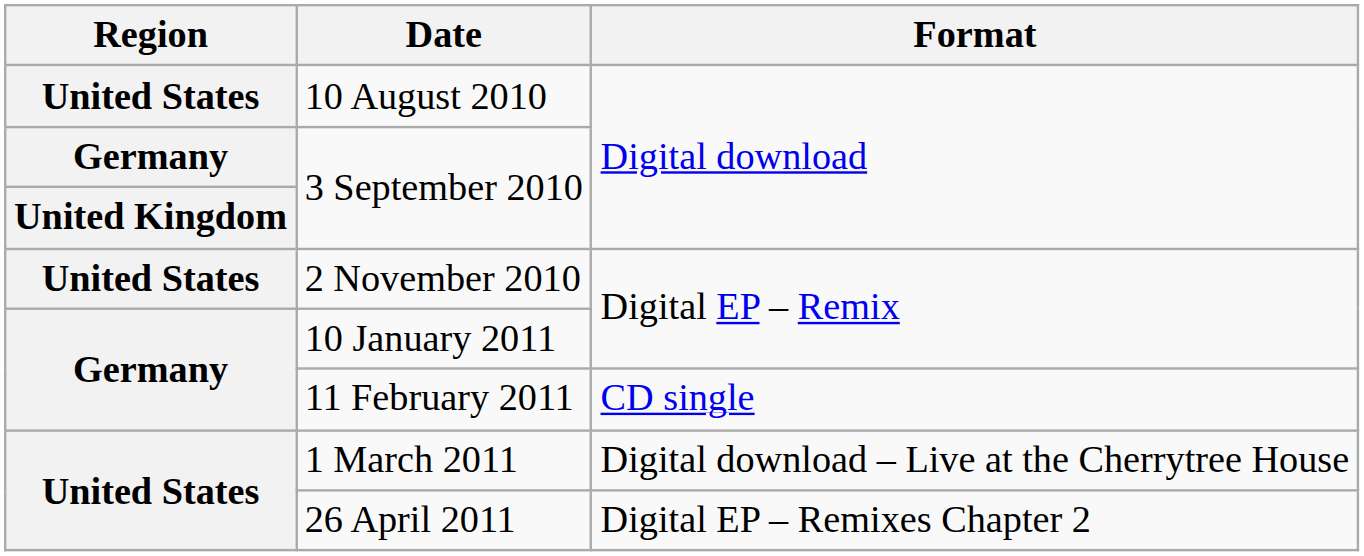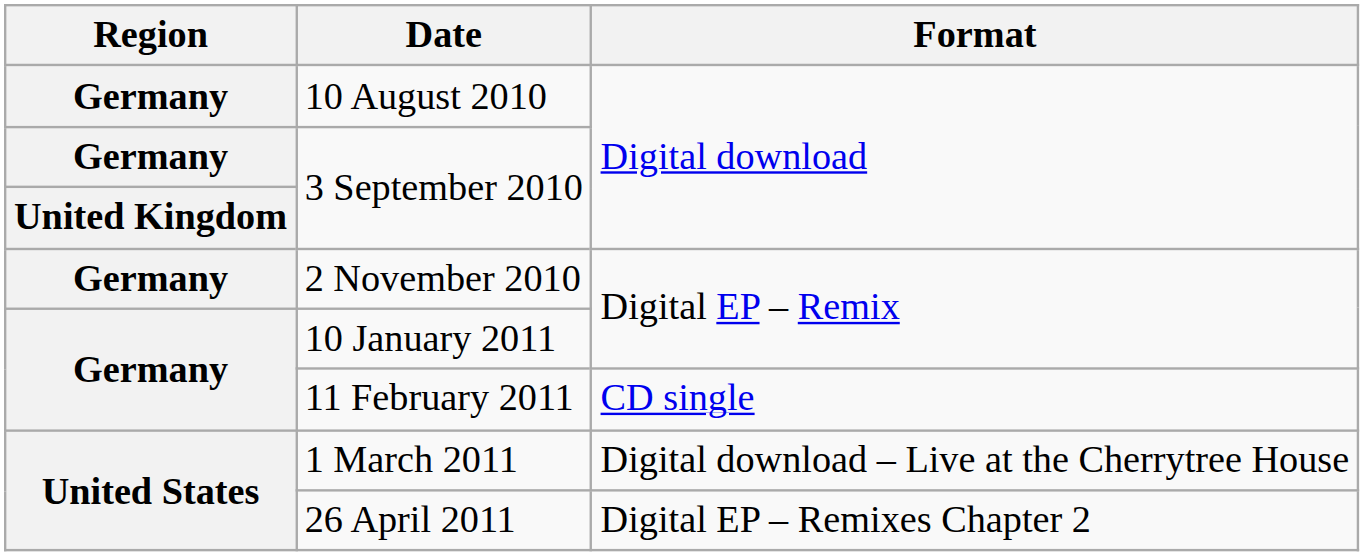(151, 95) United States -> (151, 95) Germany
(151, 277) United States -> (151, 277) Germany
